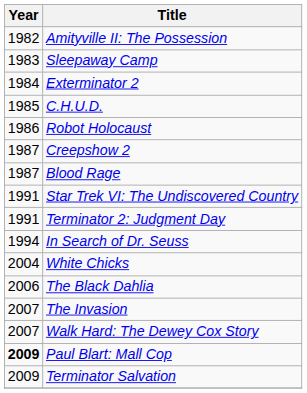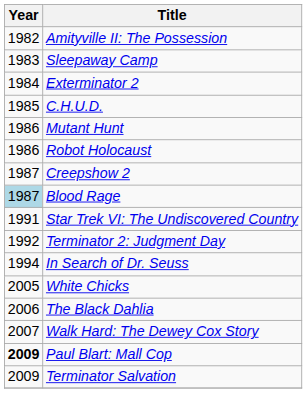+ row: (85, 128)
(24, 173) no background -> (24, 196) lightblue background
(24, 219) 1991 -> (24, 241) 1992
(24, 264) 2004 -> (24, 286) 2005
- row: (87, 309)
